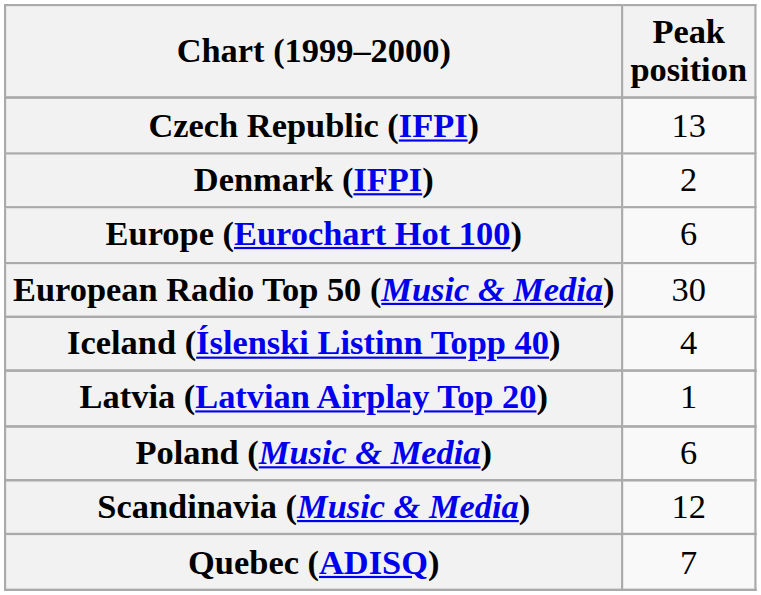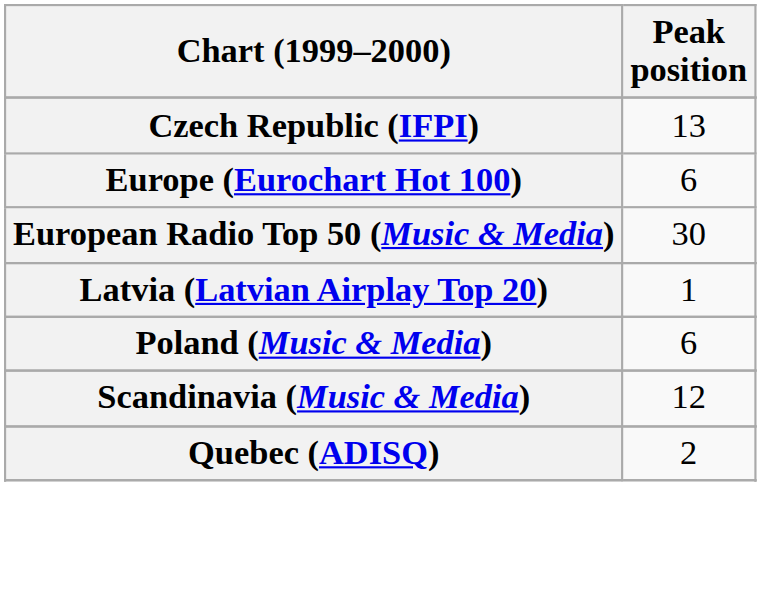- row: (314, 179)
- row: (314, 343)
(689, 561) 7 -> (689, 452) 2
